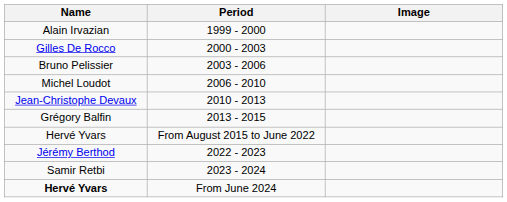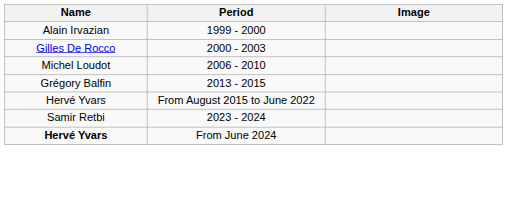- row: (76, 65)
- row: (76, 100)
- row: (76, 153)
